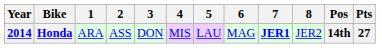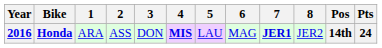(19, 33) 2014 -> (19, 33) 2016
(180, 33) normal -> (181, 33) bold
(364, 33) 27 -> (365, 33) 24
